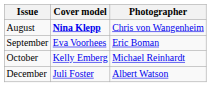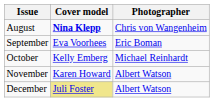+ row: (27, 74)
(73, 74) no background -> (73, 89) khaki background
